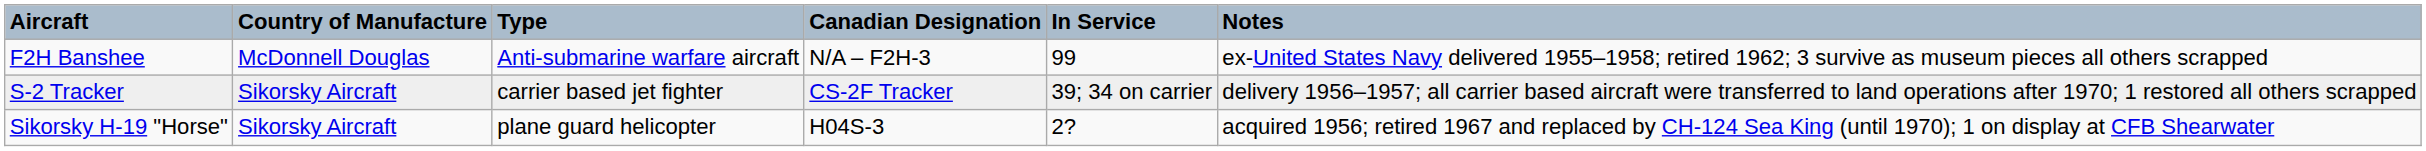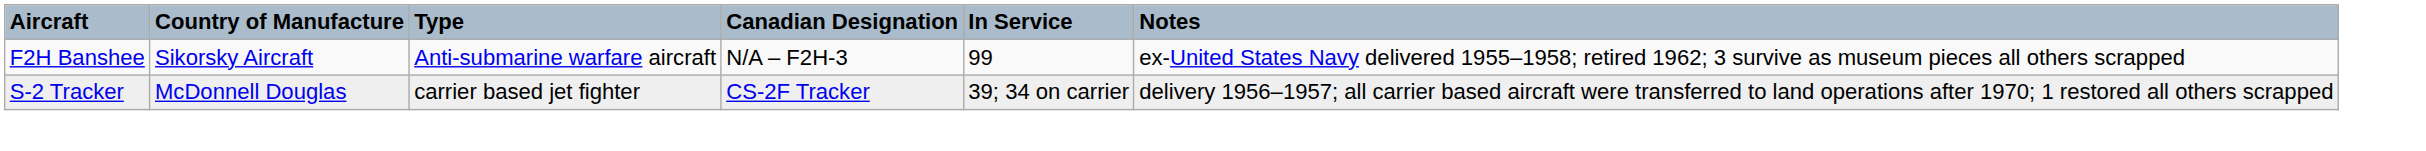(334, 57) McDonnell Douglas -> (234, 57) Sikorsky Aircraft
(317, 92) Sikorsky Aircraft -> (251, 92) McDonnell Douglas
- row: (119, 127)
